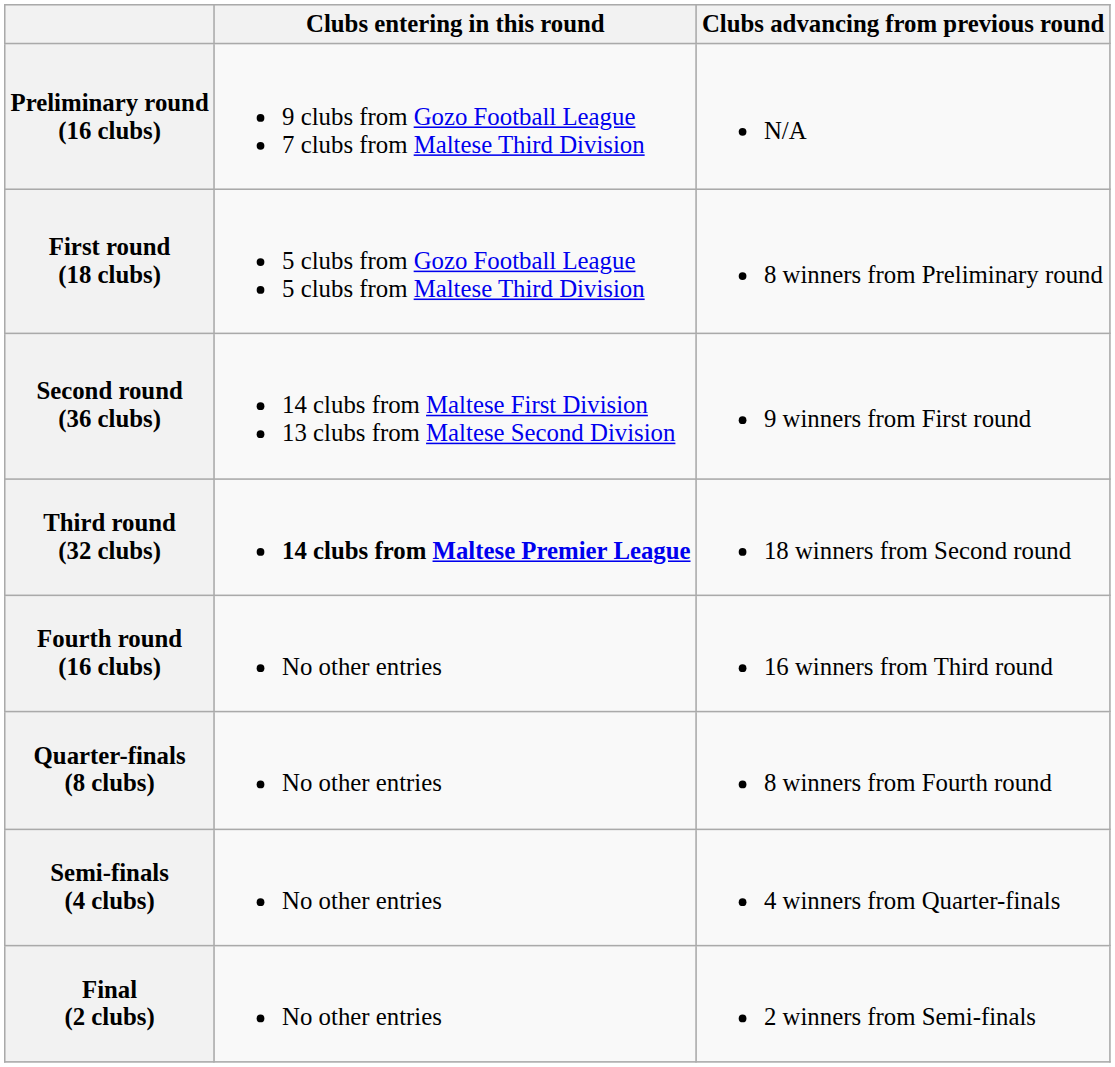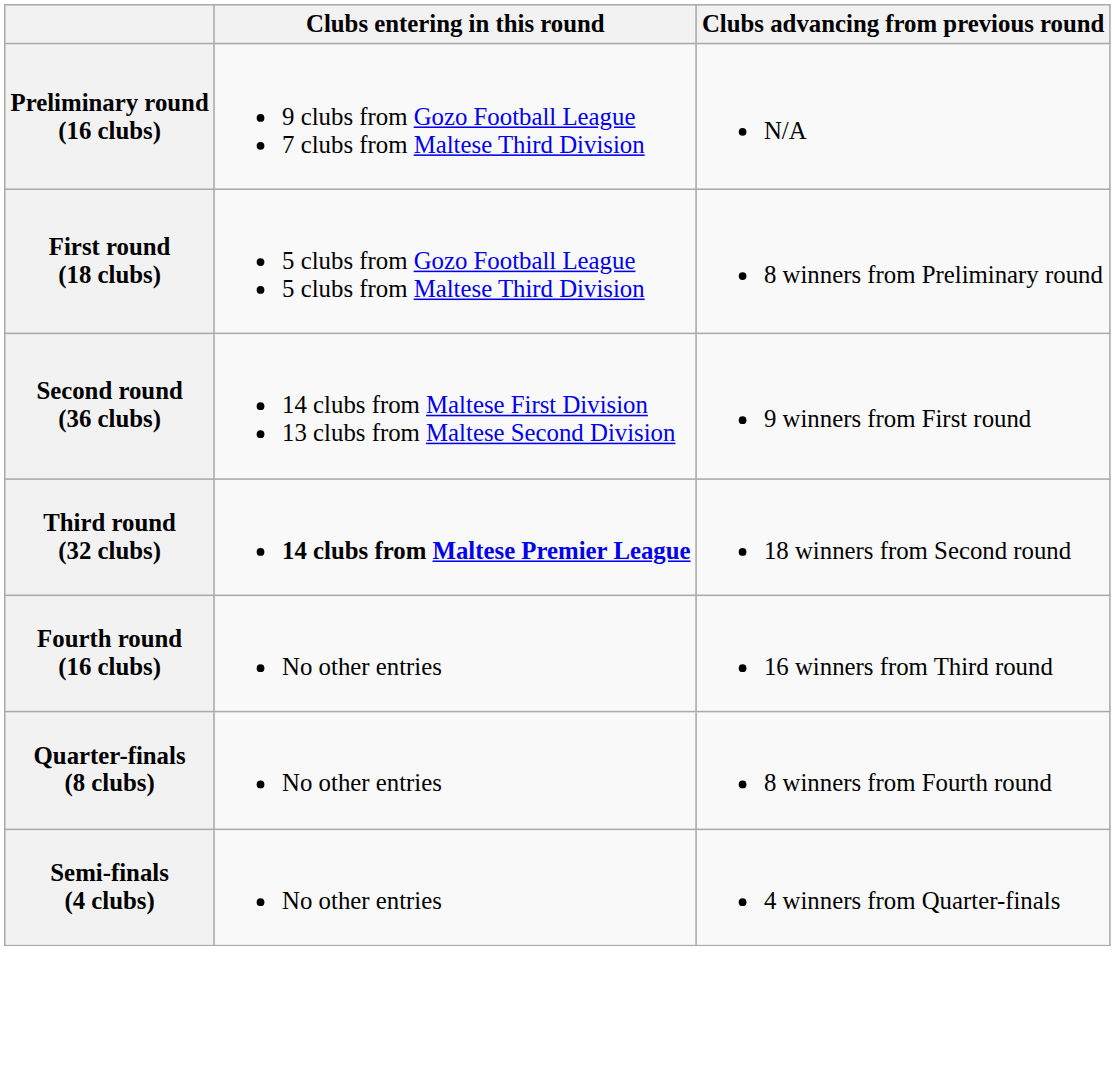- row: (110, 1003)
